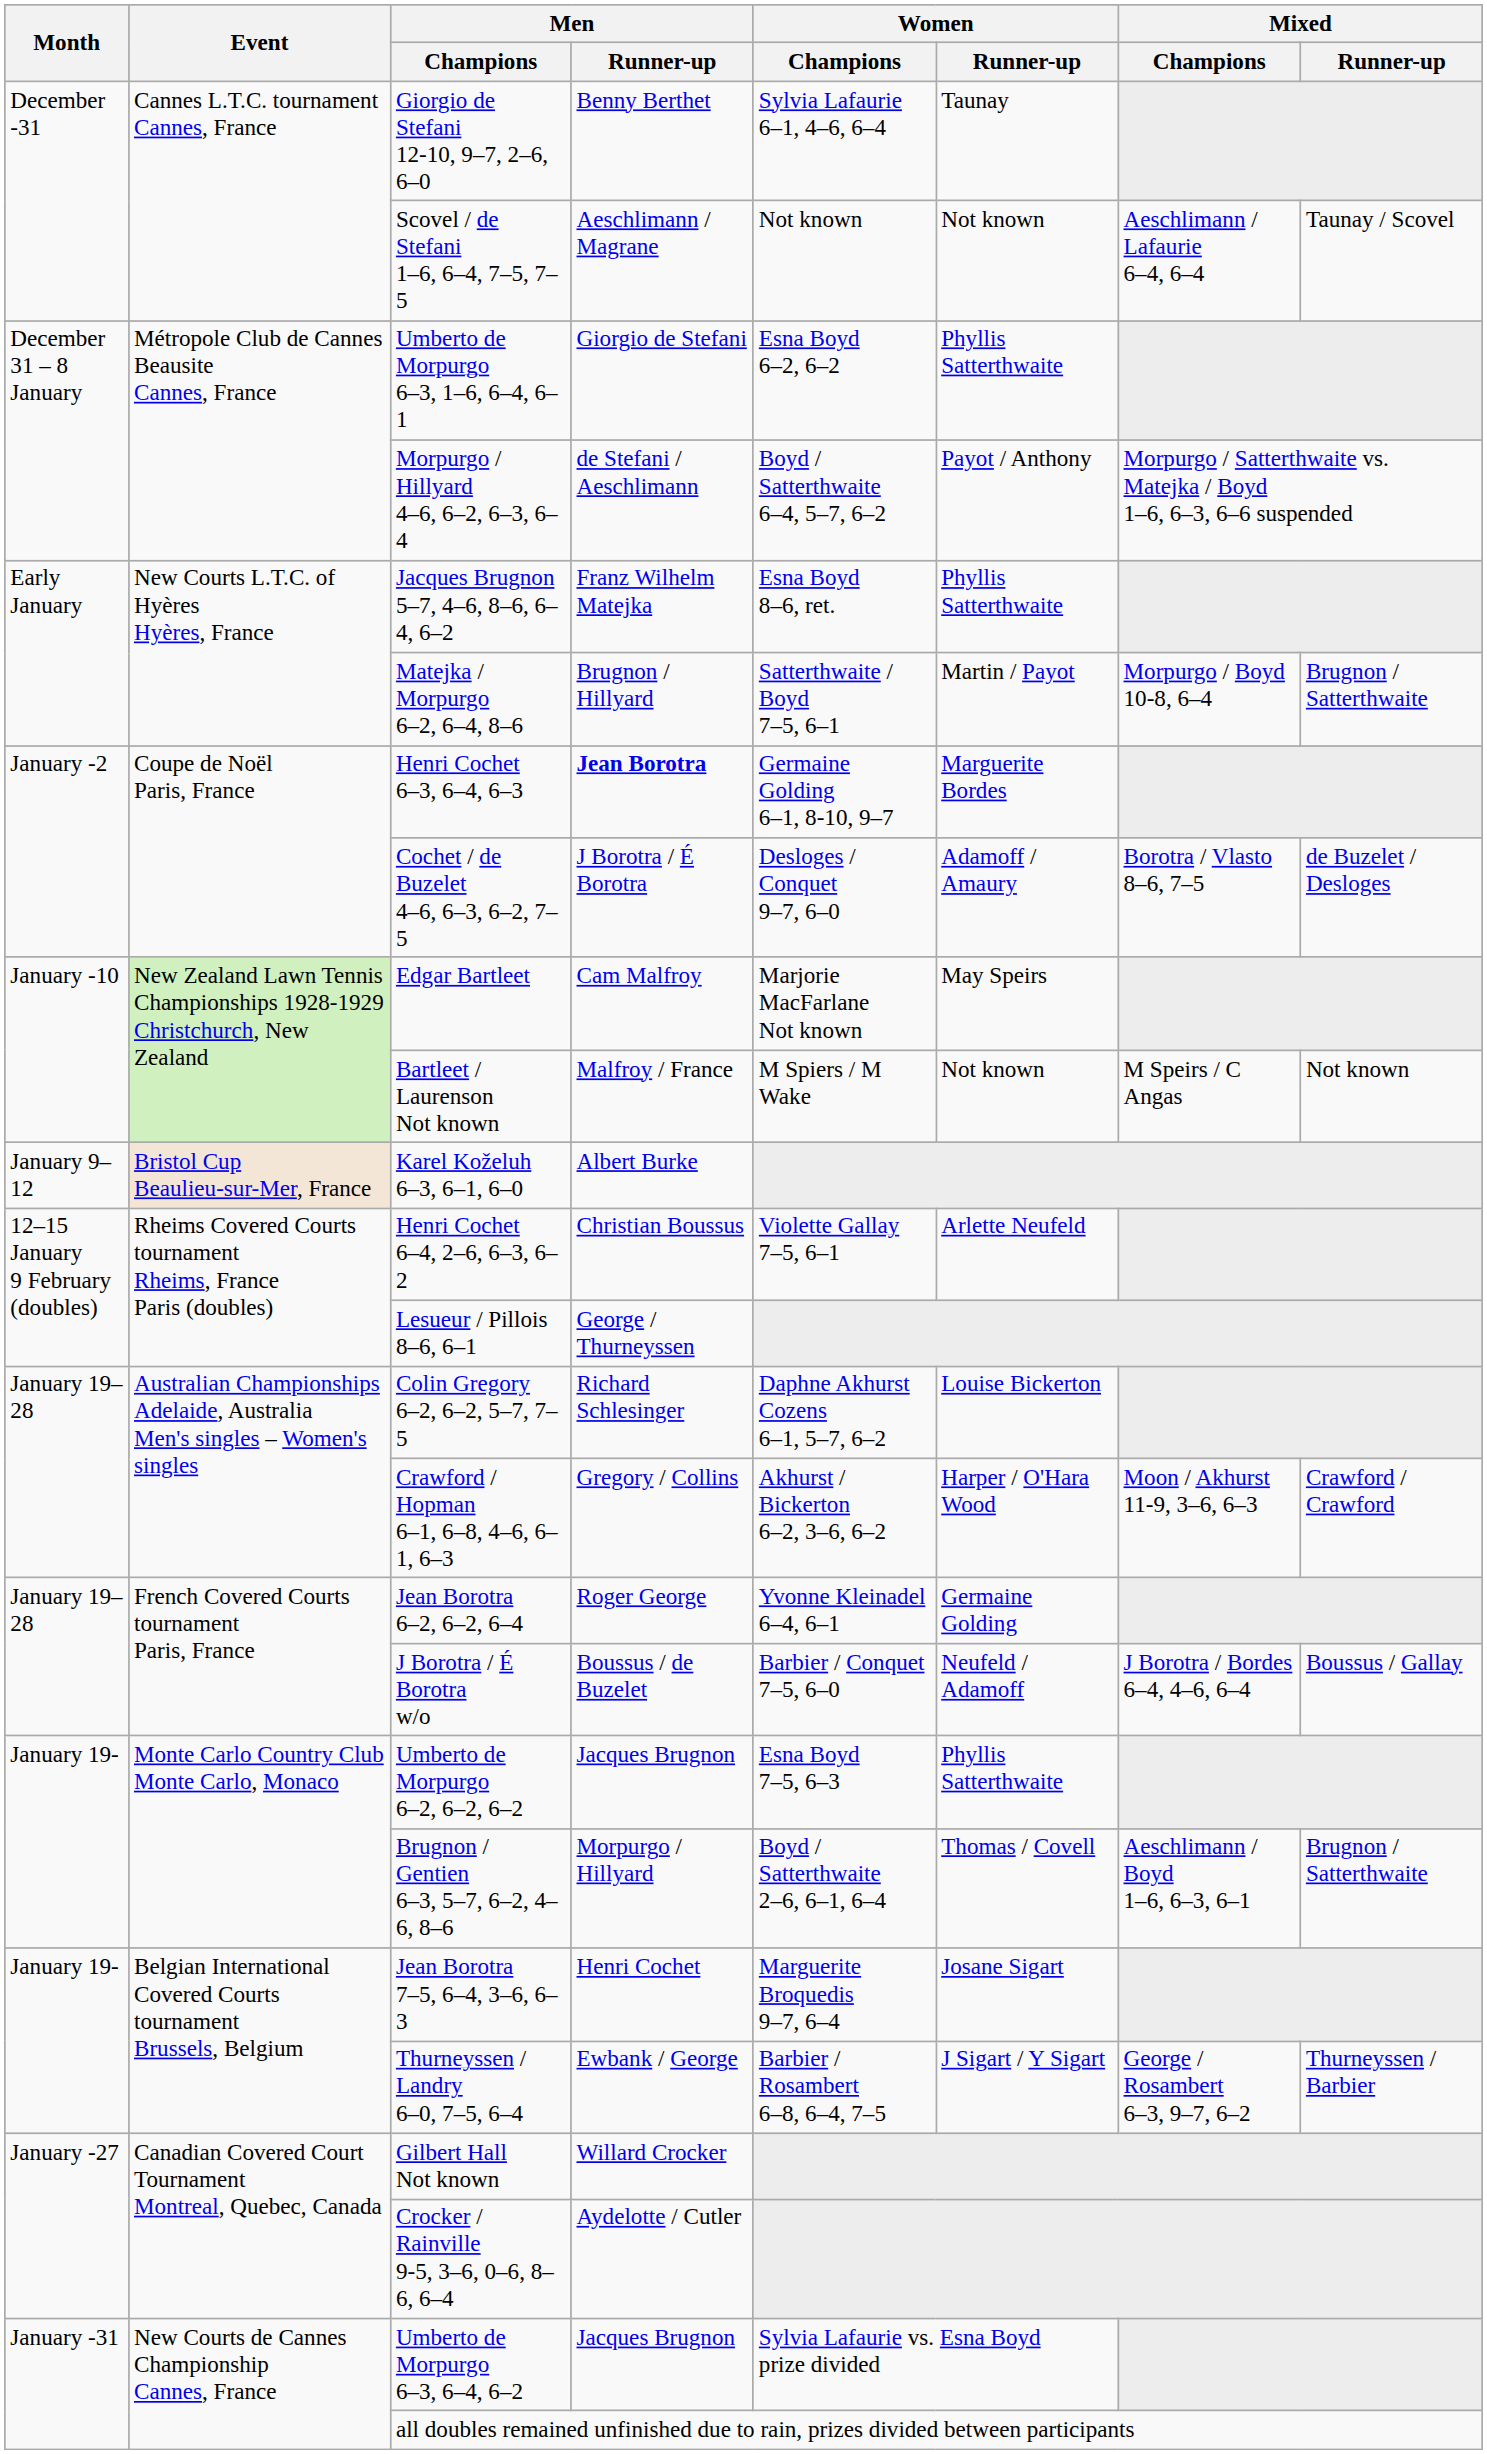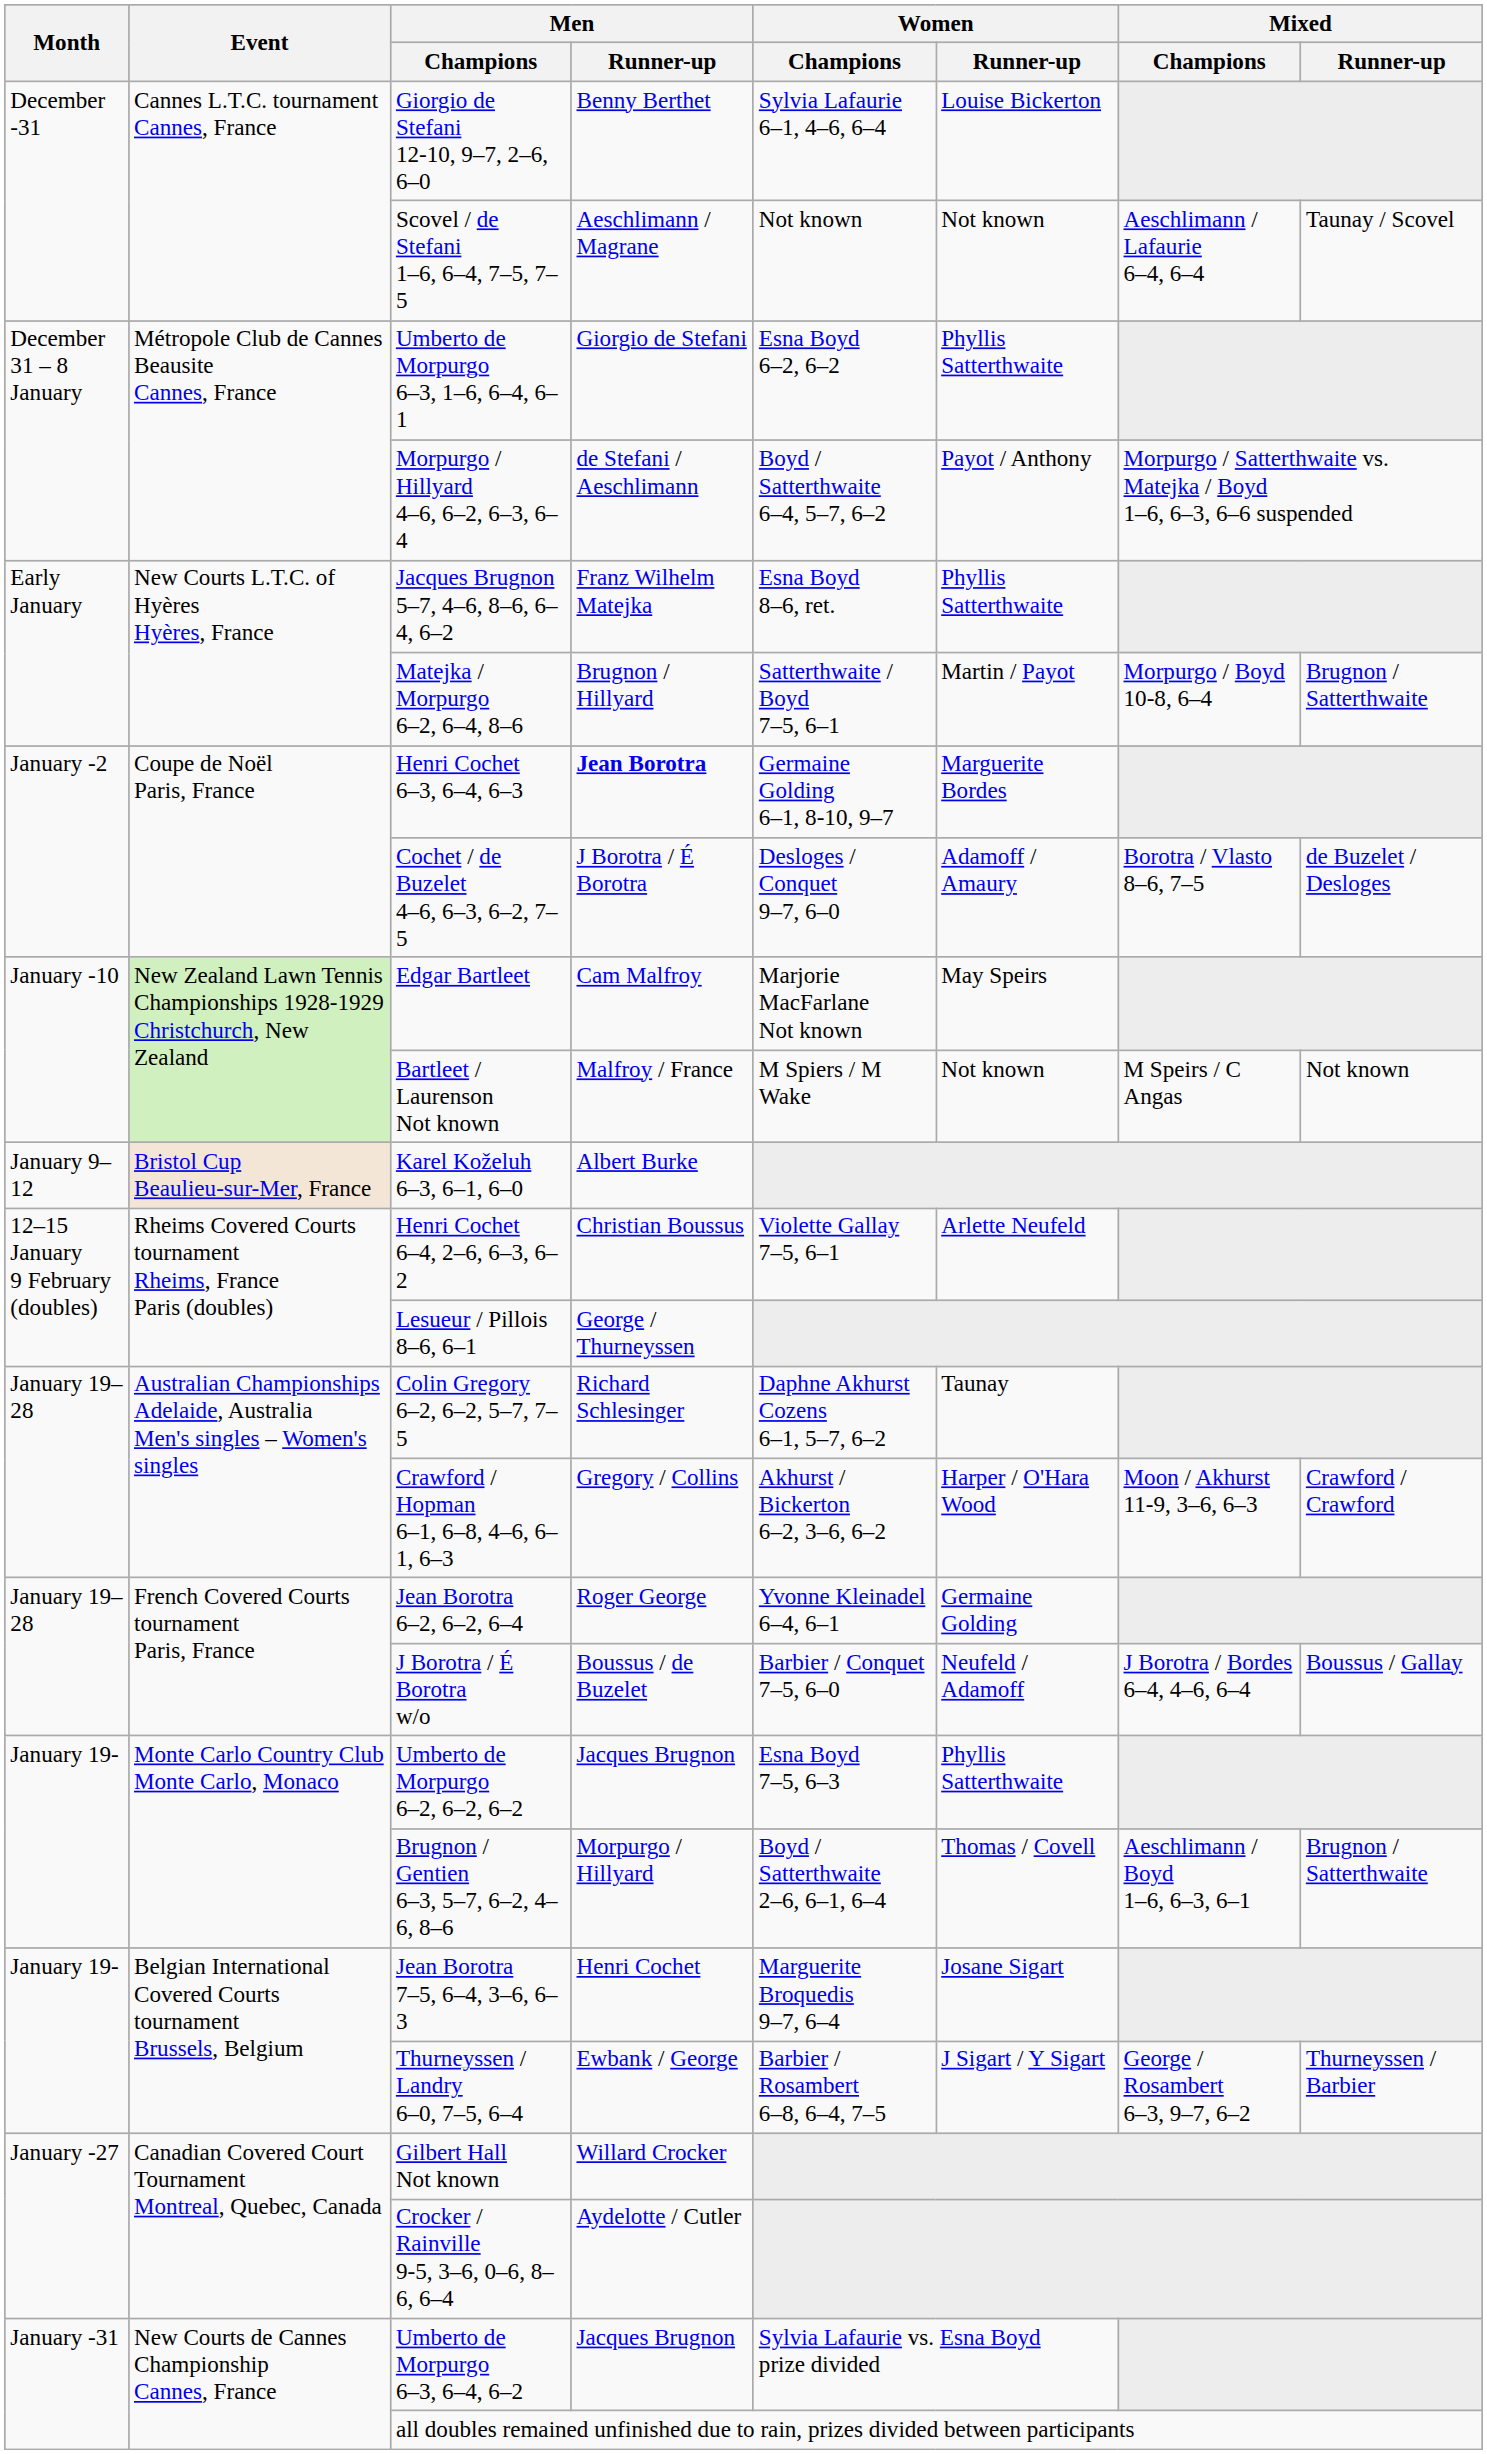(975, 99) Taunay -> (1021, 99) Louise Bickerton
(1021, 1384) Louise Bickerton -> (975, 1384) Taunay
